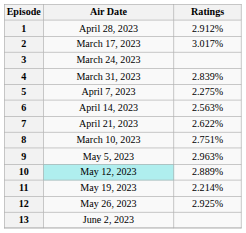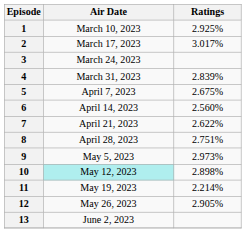(108, 28) April 28, 2023 -> (108, 28) March 10, 2023
(208, 28) 2.912% -> (208, 28) 2.925%
(208, 92) 2.275% -> (208, 92) 2.675%
(208, 108) 2.563% -> (208, 108) 2.560%
(108, 140) March 10, 2023 -> (108, 140) April 28, 2023
(208, 156) 2.963% -> (208, 156) 2.973%
(208, 172) 2.889% -> (208, 172) 2.898%
(208, 204) 2.925% -> (208, 204) 2.905%
